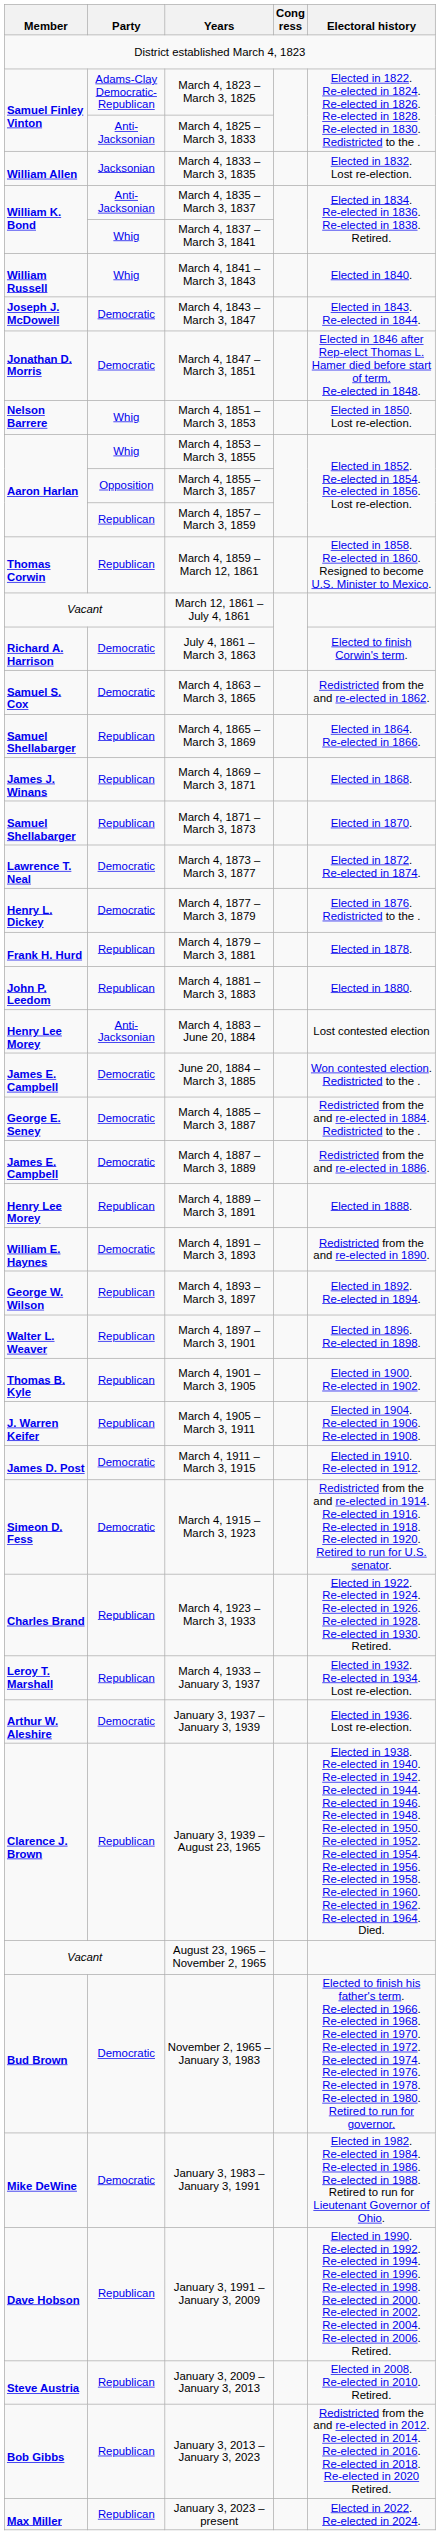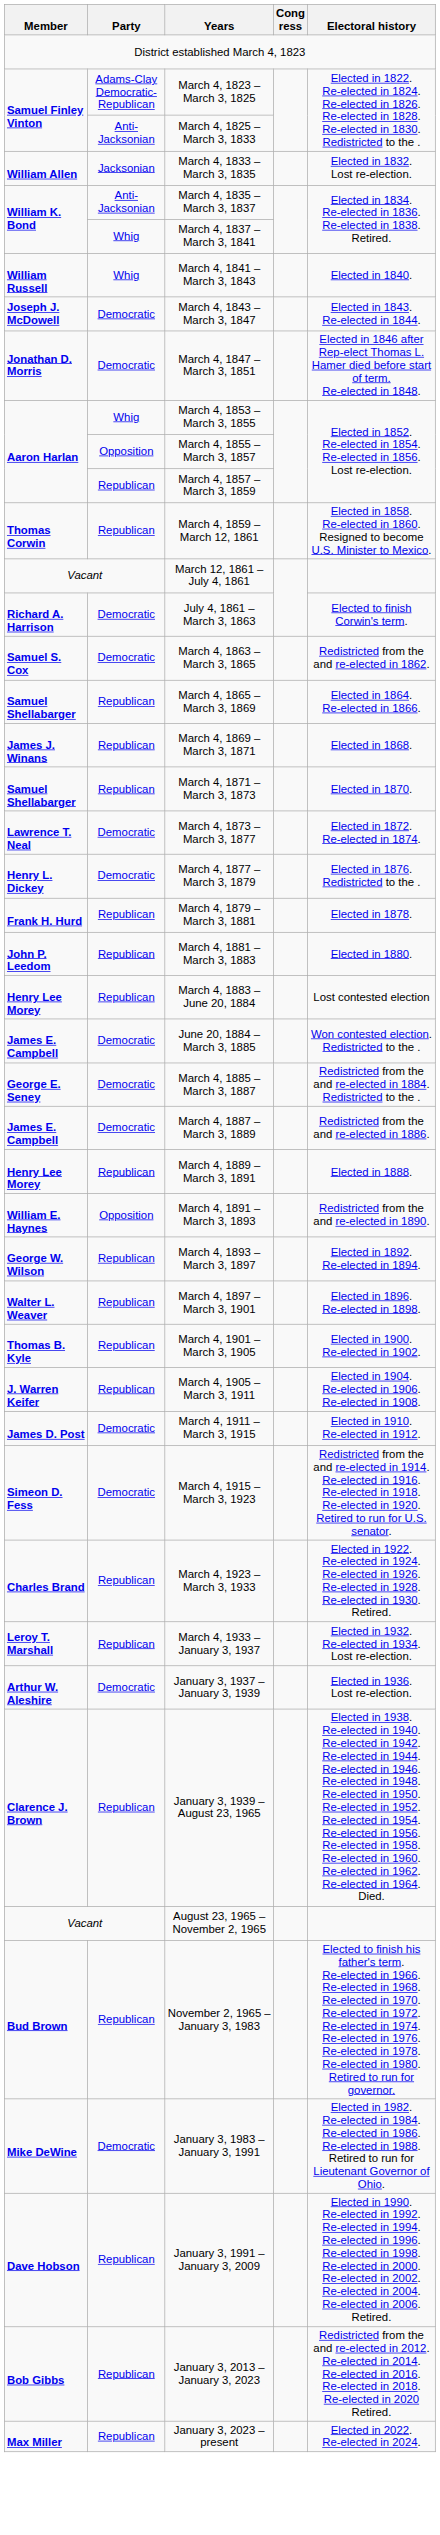- row: (219, 417)
(126, 1031) Anti-Jacksonian -> (126, 997) Republican
(126, 1249) Democratic -> (126, 1215) Opposition
(126, 2053) Democratic -> (126, 2019) Republican
- row: (219, 2382)
